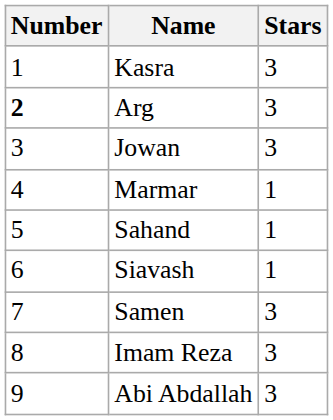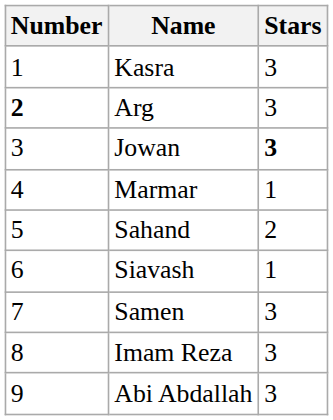(271, 148) normal -> (271, 148) bold
(271, 229) 1 -> (271, 229) 2
